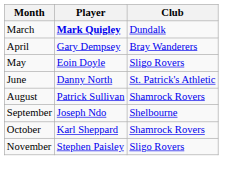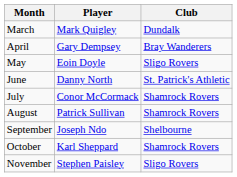(89, 29) bold -> (87, 29) normal
+ row: (16, 96)
